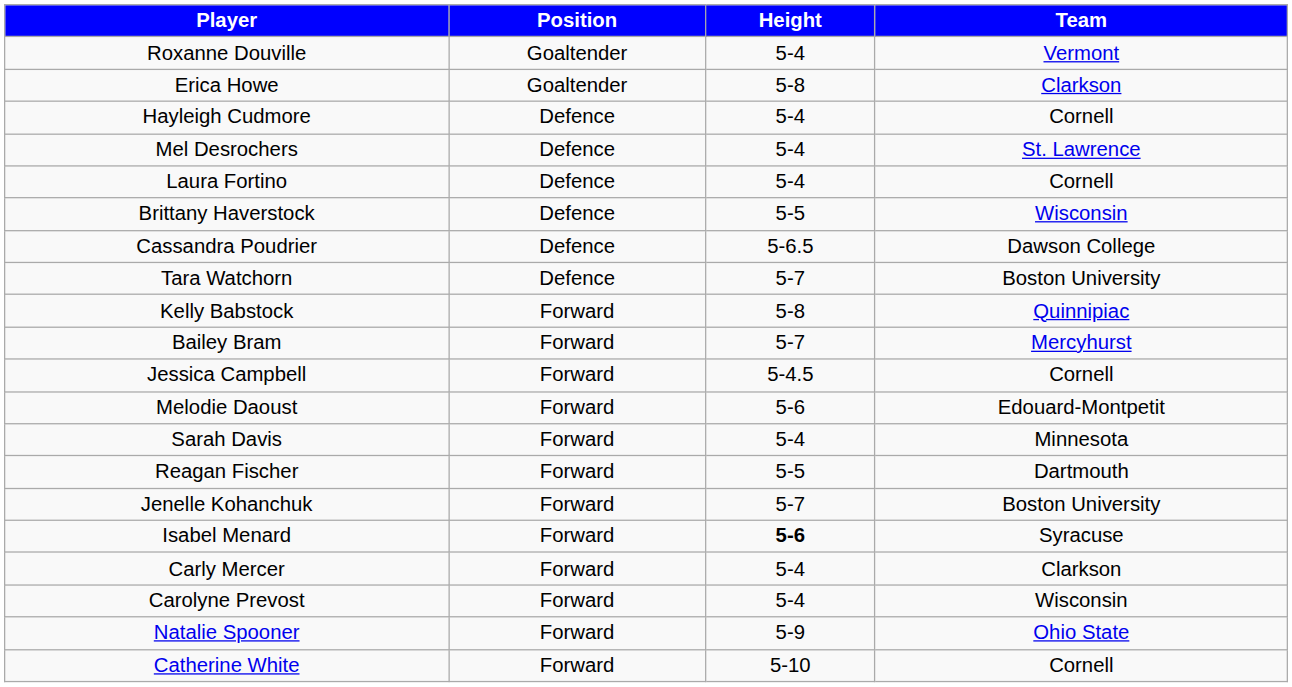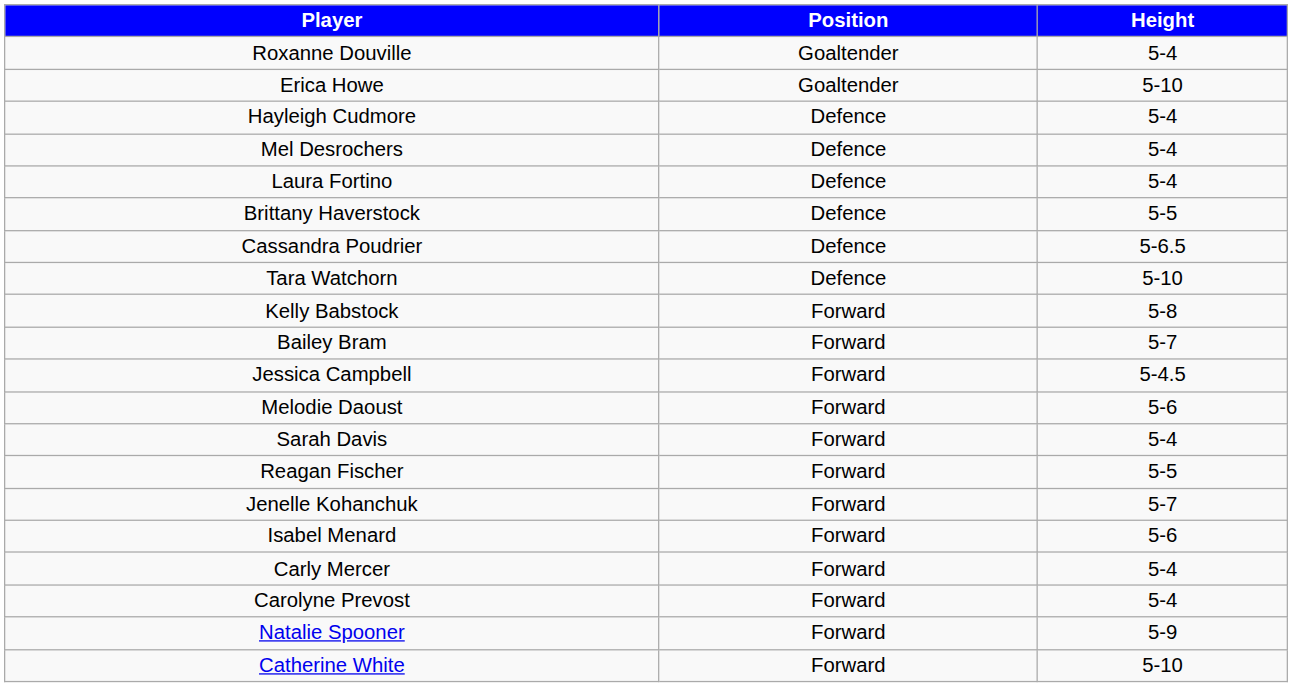- column: (1081, 20)
(790, 85) 5-8 -> (1163, 85) 5-10
(790, 278) 5-7 -> (1163, 278) 5-10
(790, 536) bold -> (1163, 536) normal
